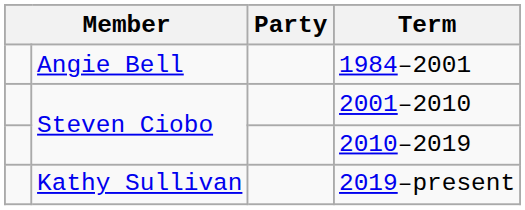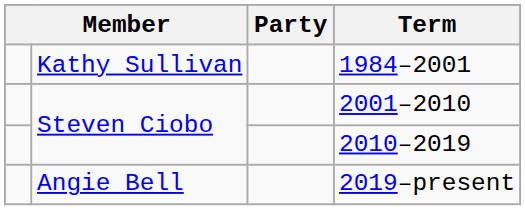(110, 65) Angie Bell -> (140, 65) Kathy Sullivan
(140, 184) Kathy Sullivan -> (110, 184) Angie Bell
